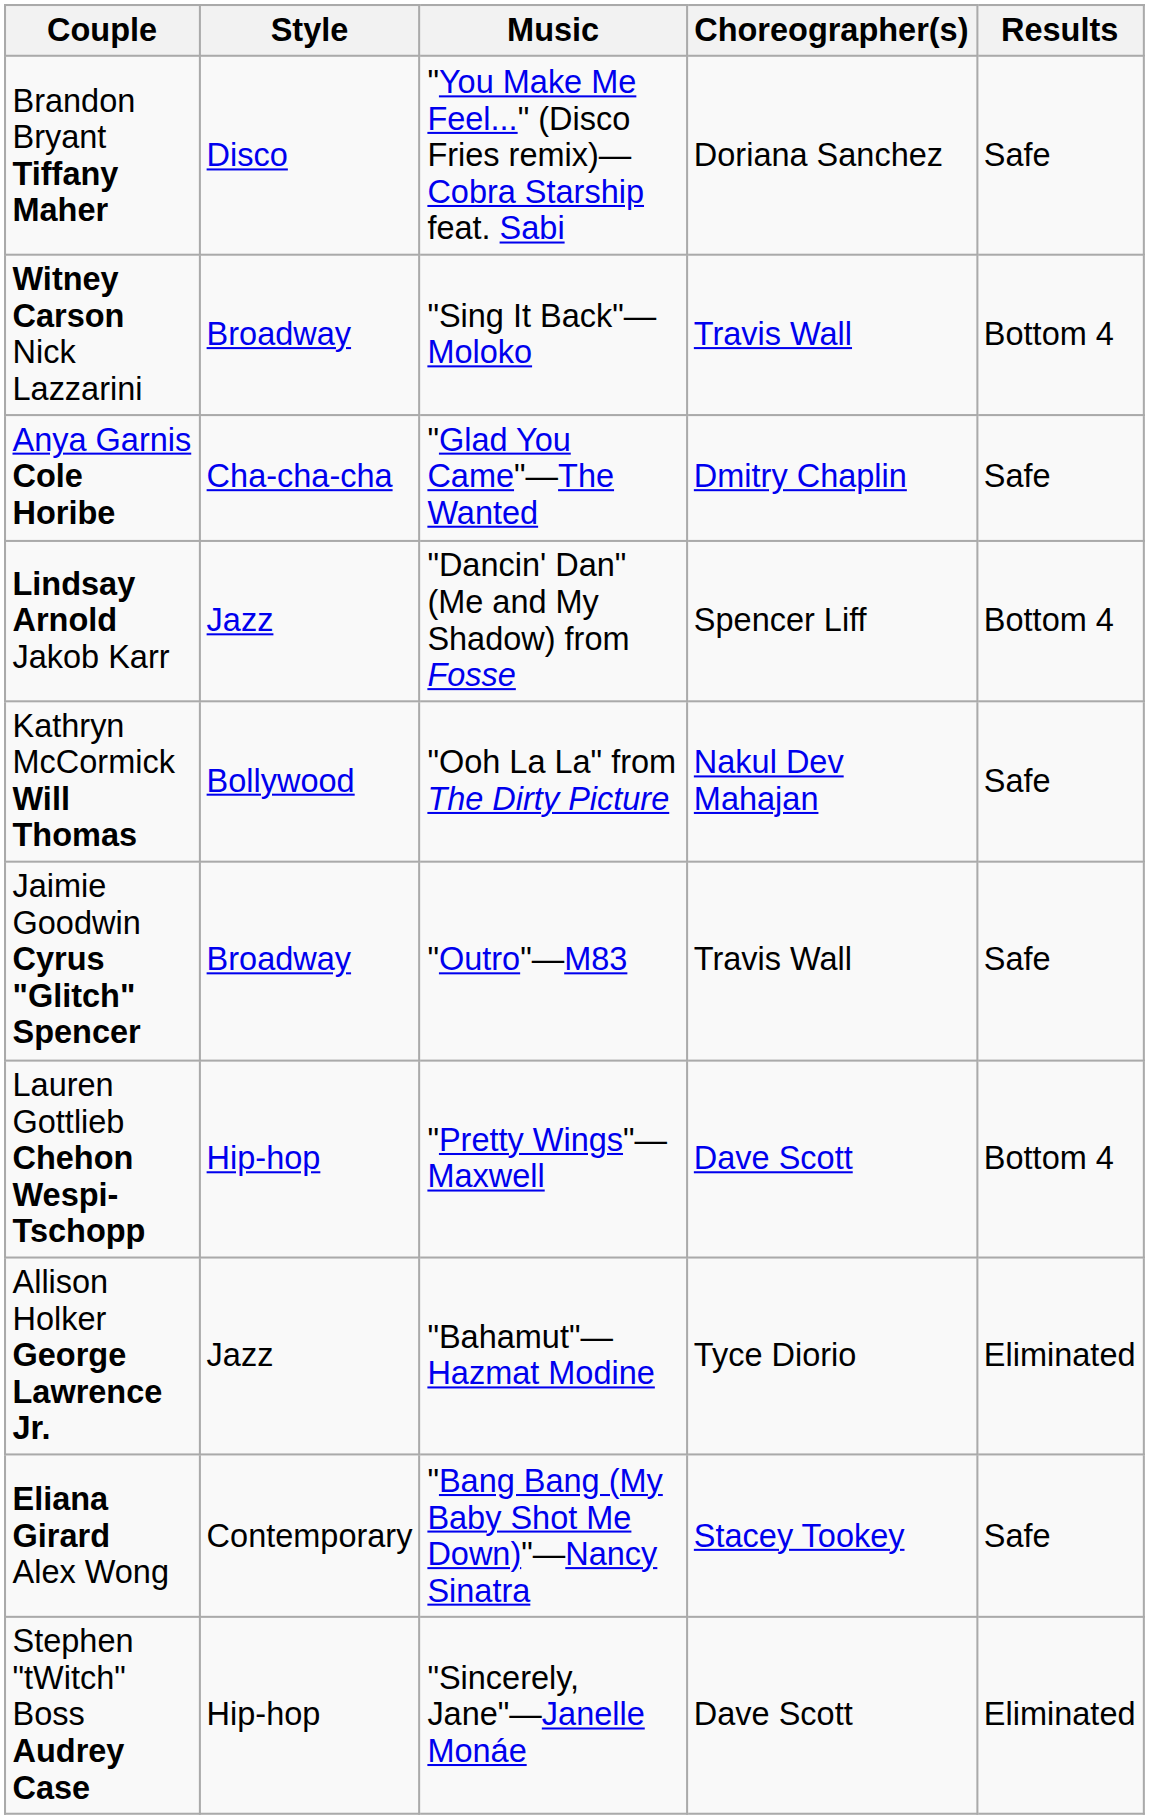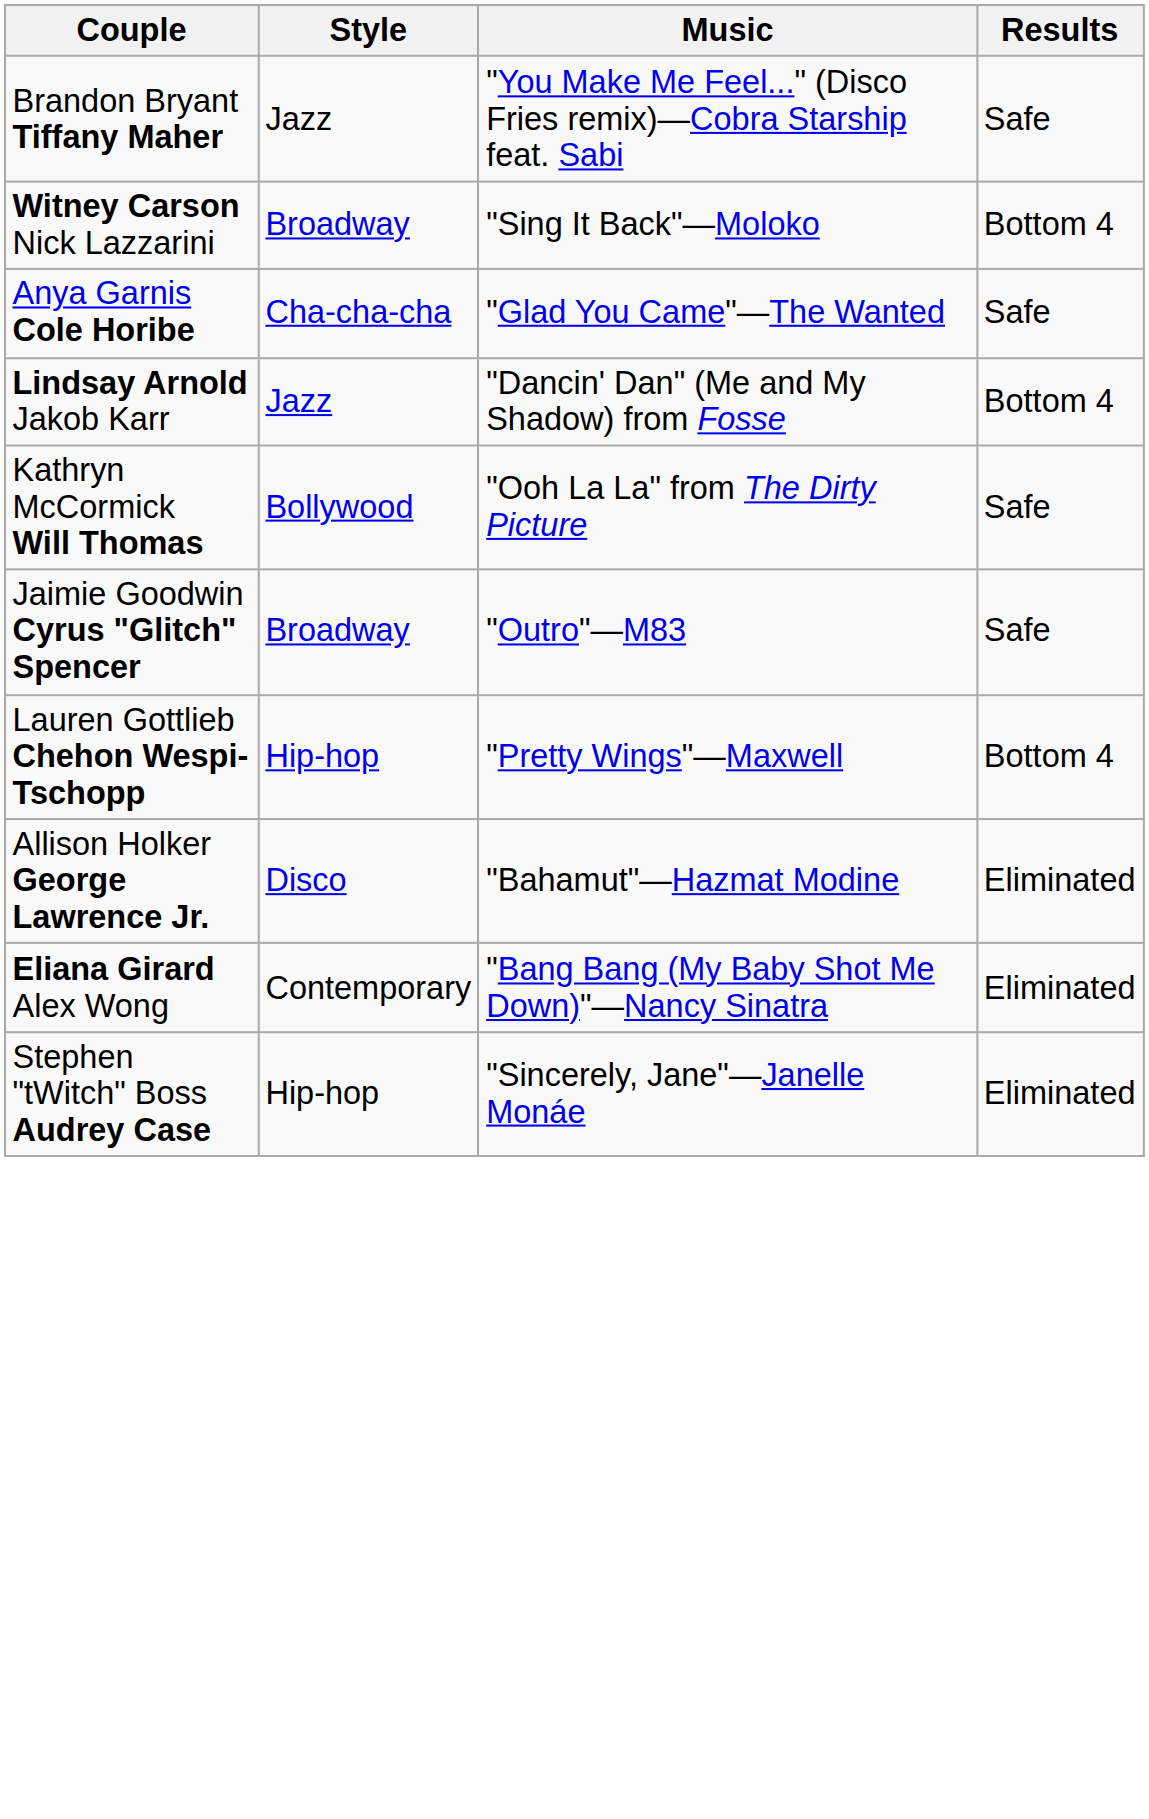- column: (831, 30)
(247, 154) Disco -> (299, 118) Jazz
(240, 1355) Jazz -> (306, 880) Disco
(1017, 1535) Safe -> (1060, 987) Eliminated
